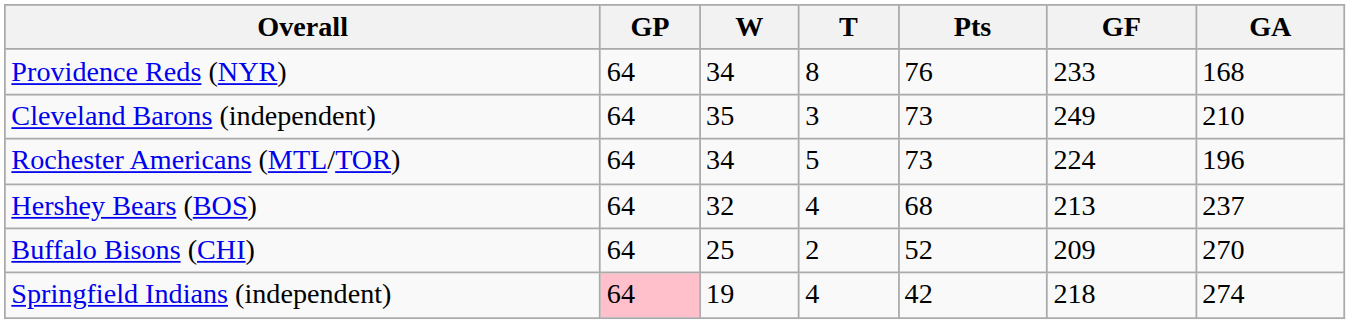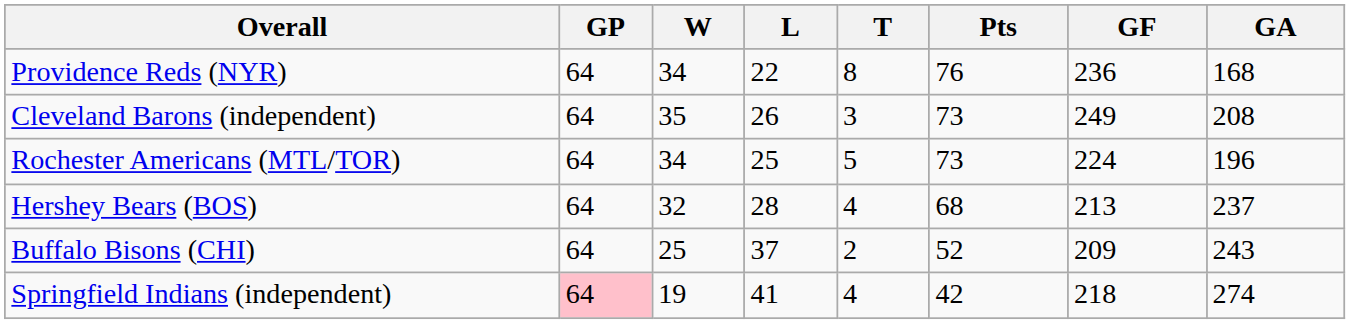+ column: (790, 26)
(1075, 71) 233 -> (1095, 71) 236
(1223, 116) 210 -> (1234, 116) 208
(1223, 250) 270 -> (1234, 250) 243
